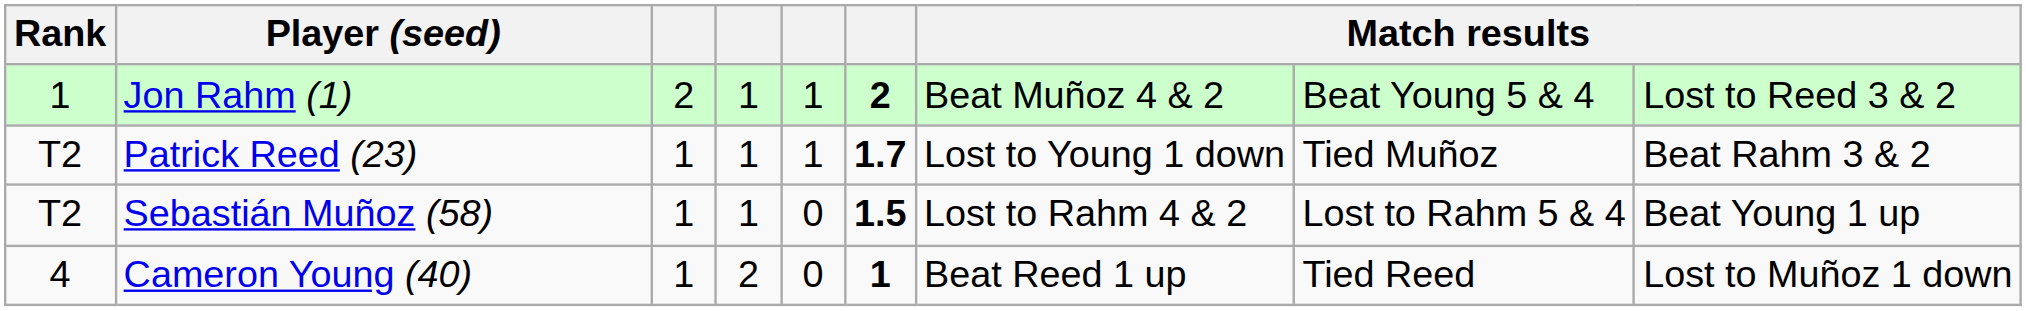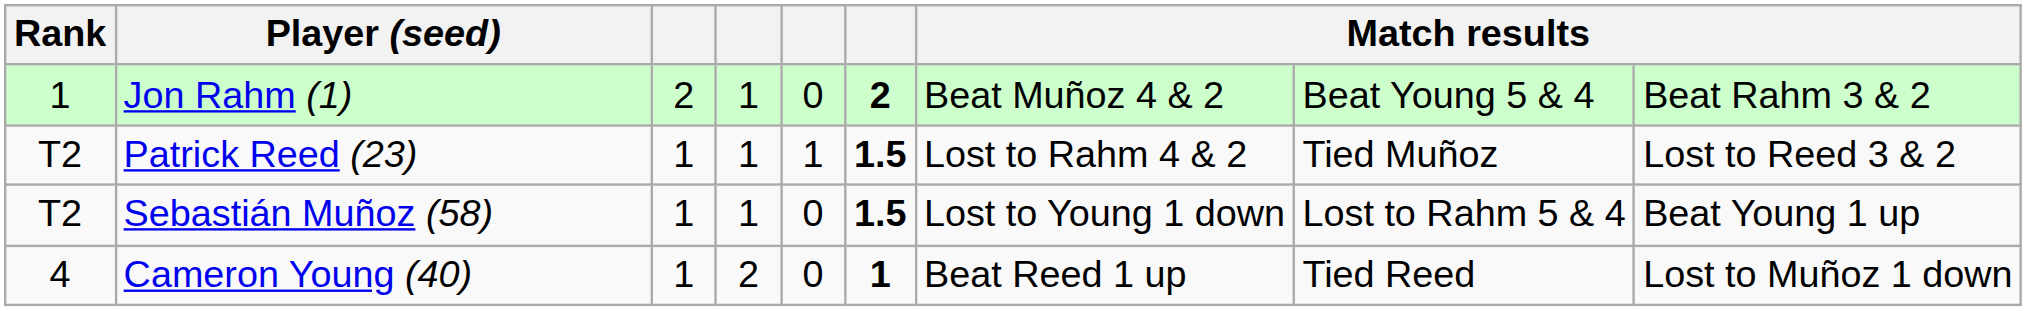(813, 94) 1 -> (813, 94) 0
(1800, 94) Lost to Reed 3 & 2 -> (1787, 94) Beat Rahm 3 & 2
(880, 154) 1.7 -> (880, 154) 1.5
(1105, 154) Lost to Young 1 down -> (1086, 154) Lost to Rahm 4 & 2
(1787, 154) Beat Rahm 3 & 2 -> (1800, 154) Lost to Reed 3 & 2
(1086, 214) Lost to Rahm 4 & 2 -> (1105, 214) Lost to Young 1 down
